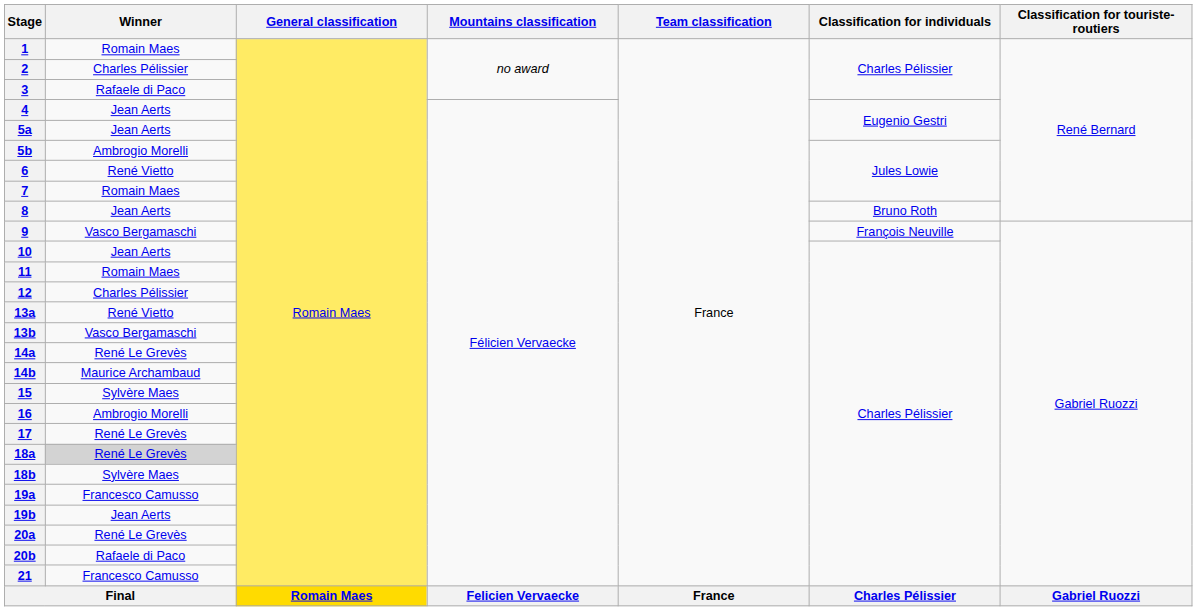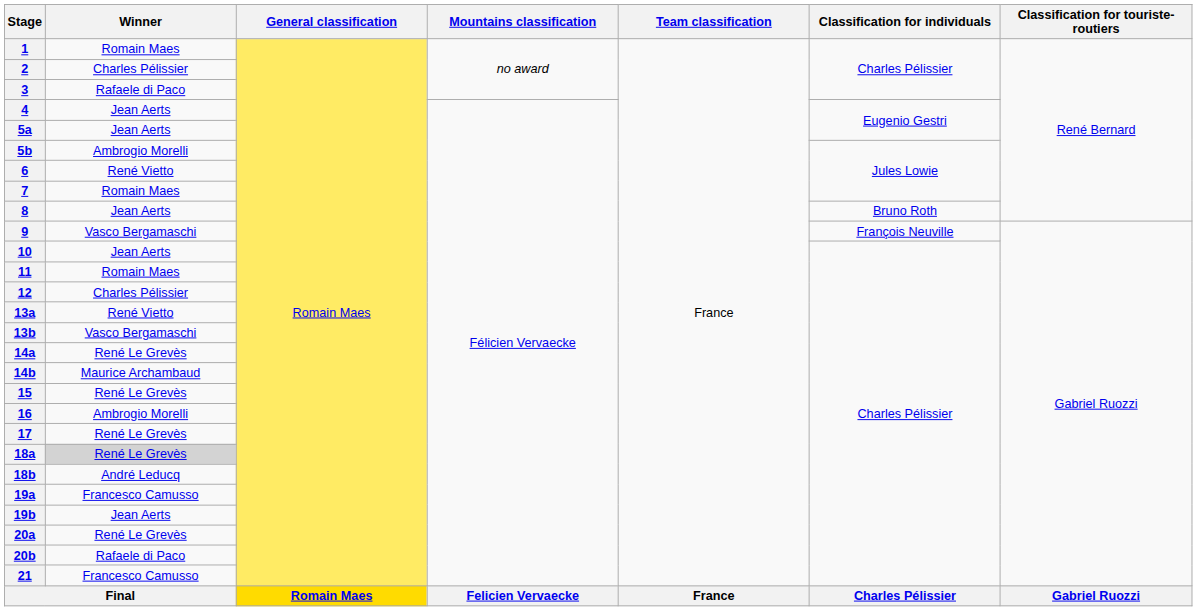(141, 394) Sylvère Maes -> (141, 394) René Le Grevès
(141, 475) Sylvère Maes -> (141, 475) André Leducq
